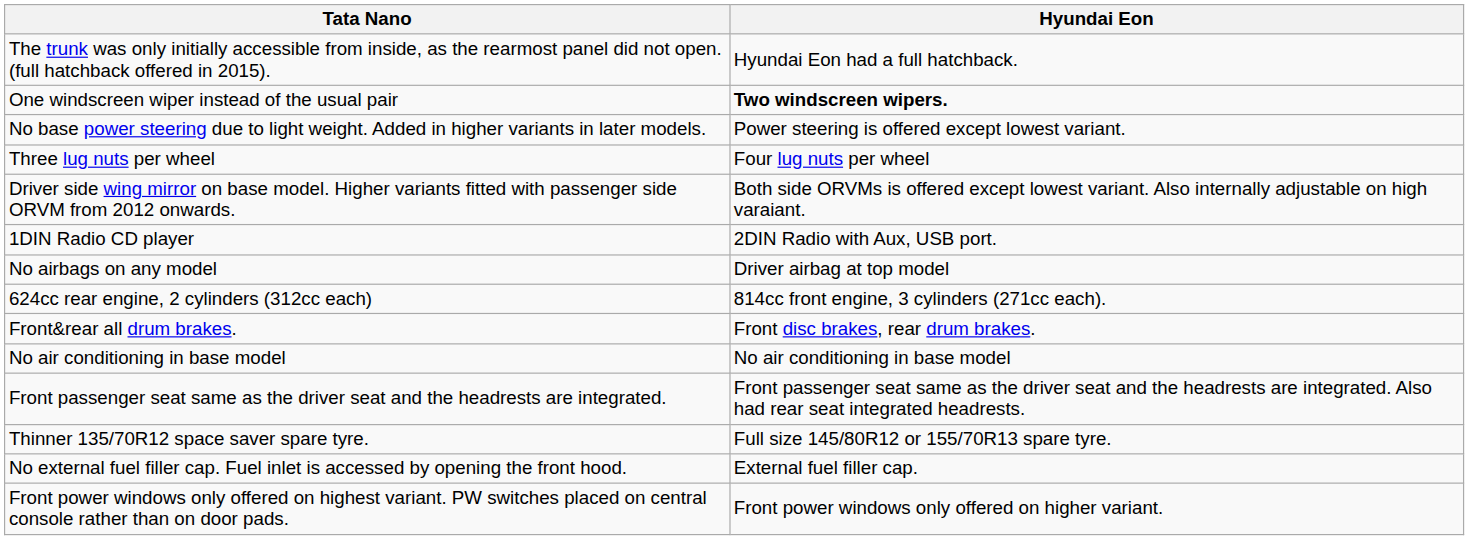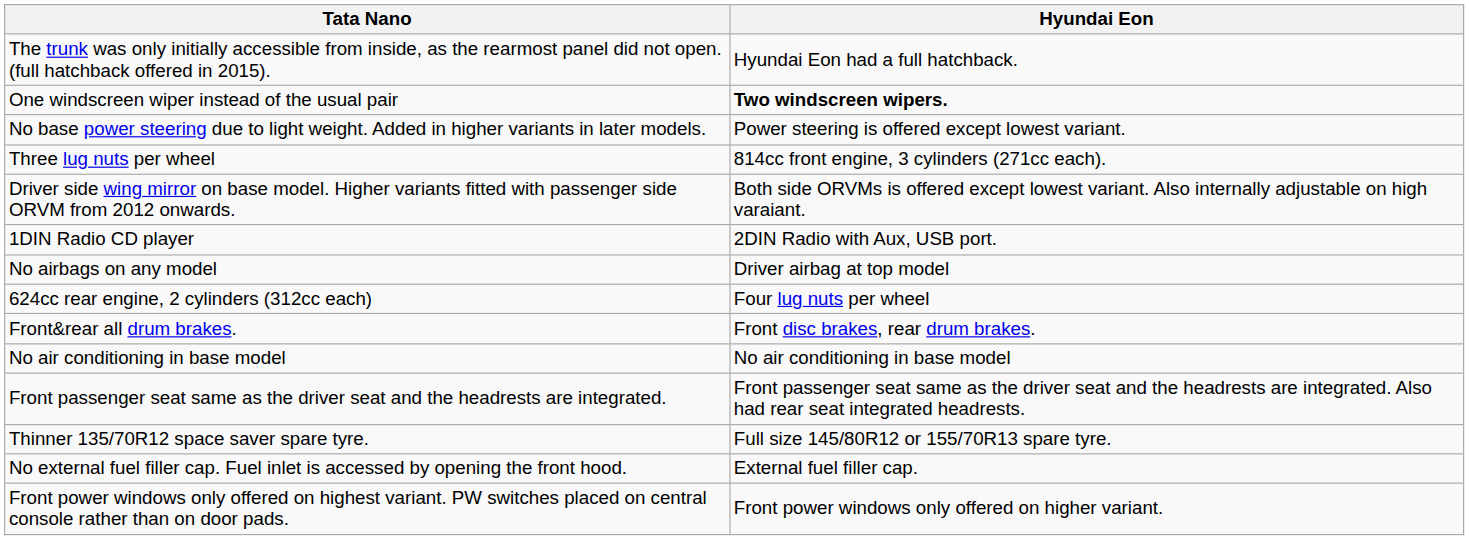(832, 159) Four lug nuts per wheel -> (920, 159) 814cc front engine, 3 cylinders (271cc each).
(920, 298) 814cc front engine, 3 cylinders (271cc each). -> (832, 298) Four lug nuts per wheel
